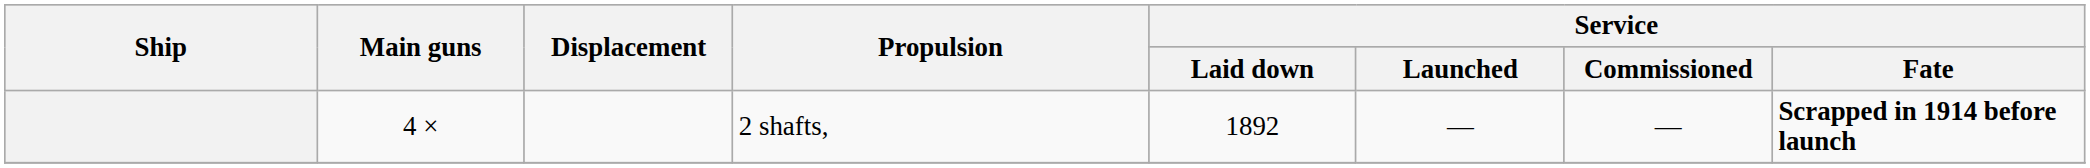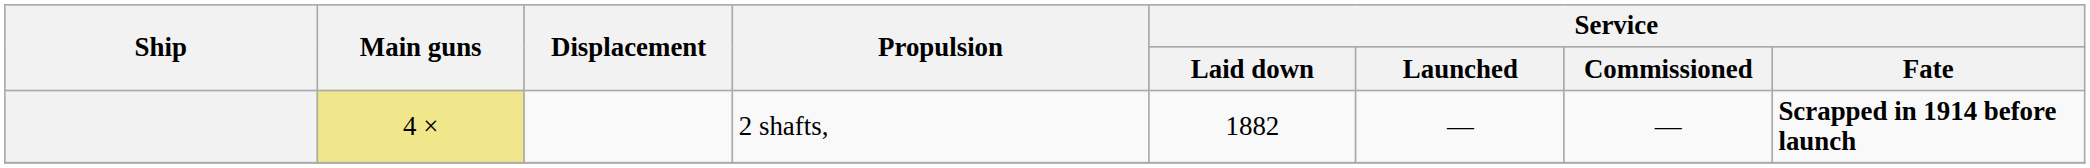(421, 126) no background -> (421, 126) khaki background
(1252, 126) 1892 -> (1252, 126) 1882
